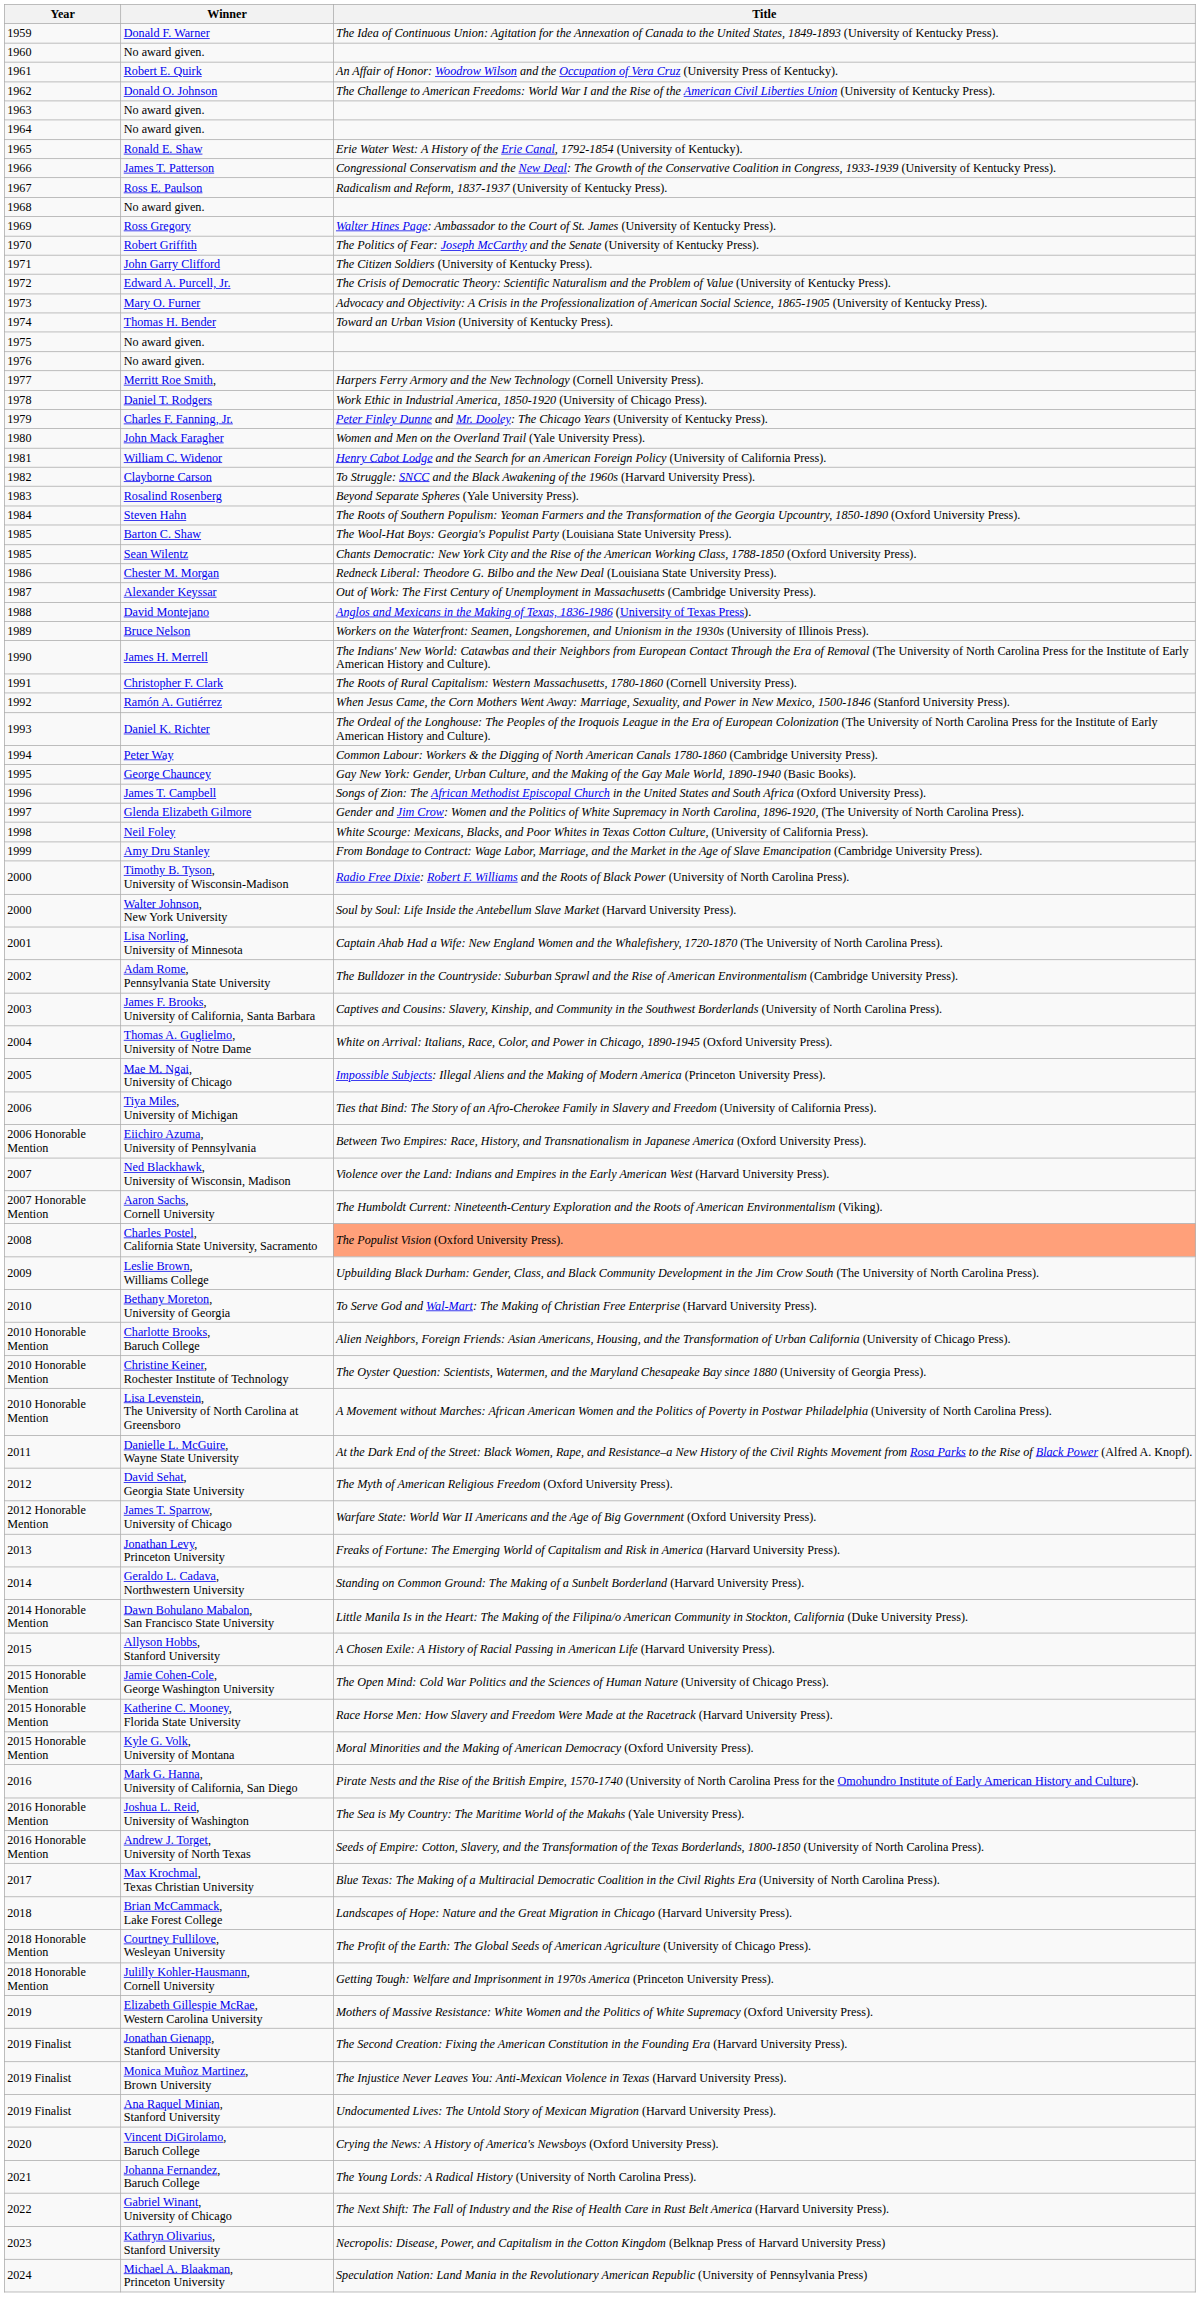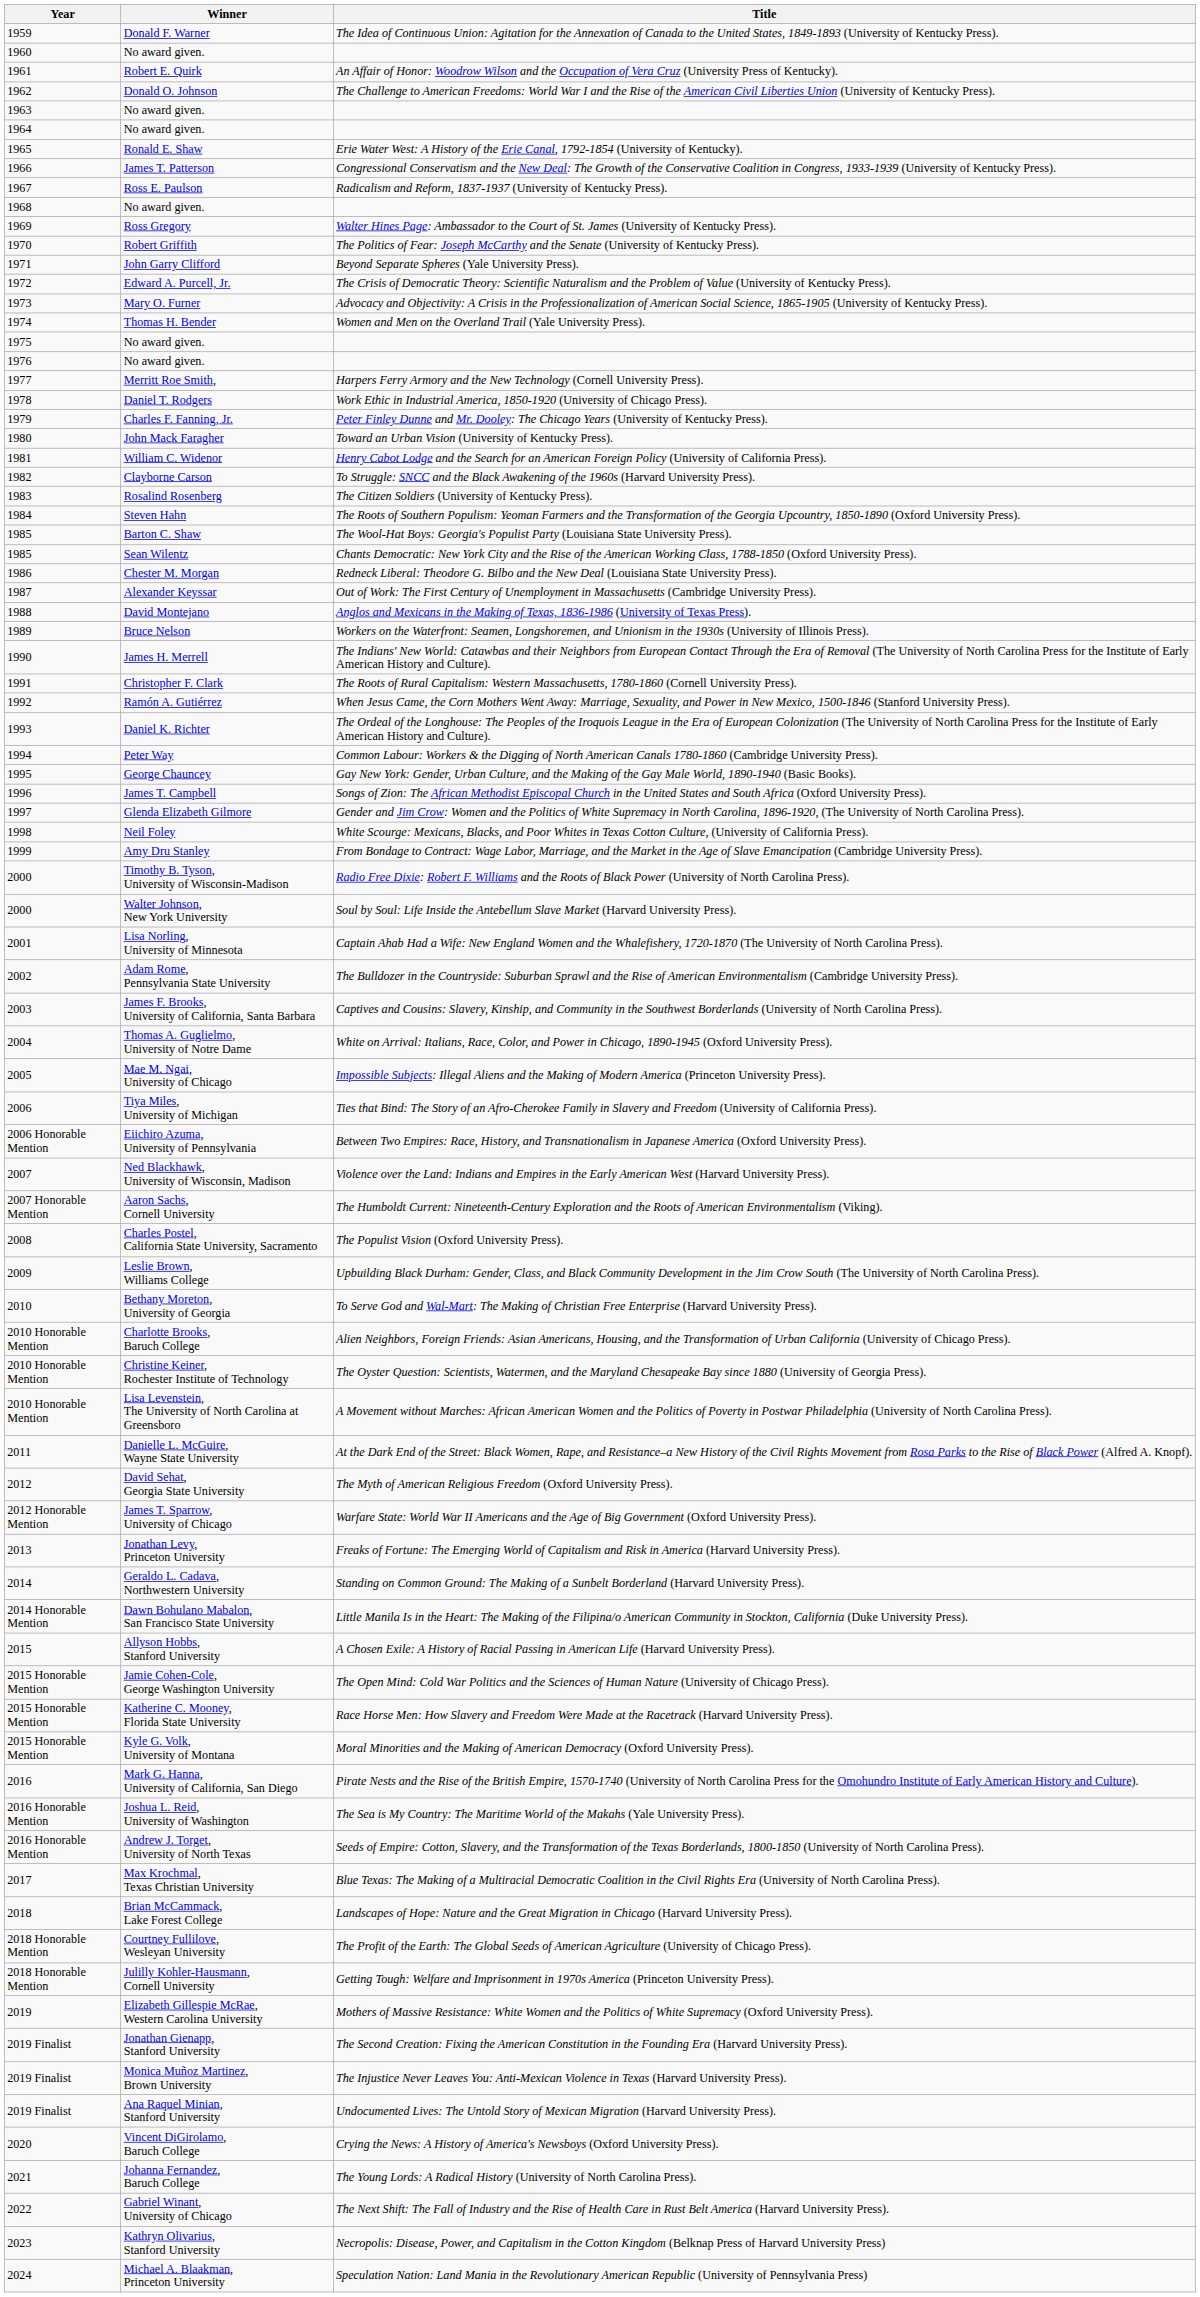(464, 264) The Citizen Soldiers (University of Kentucky Press). -> (457, 264) Beyond Separate Spheres (Yale University Press).
(475, 322) Toward an Urban Vision (University of Kentucky Press). -> (490, 322) Women and Men on the Overland Trail (Yale University Press).
(490, 438) Women and Men on the Overland Trail (Yale University Press). -> (475, 438) Toward an Urban Vision (University of Kentucky Press).
(457, 496) Beyond Separate Spheres (Yale University Press). -> (464, 496) The Citizen Soldiers (University of Kentucky Press).
(450, 1240) lightsalmon background -> (450, 1240) no background
